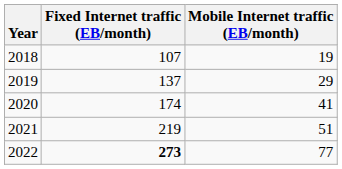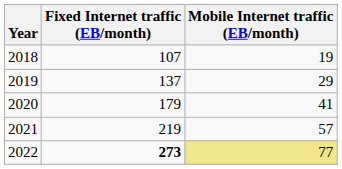(170, 104) 174 -> (170, 104) 179
(326, 128) 51 -> (326, 128) 57
(326, 152) no background -> (326, 152) khaki background
